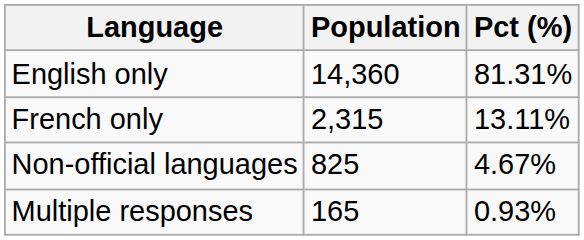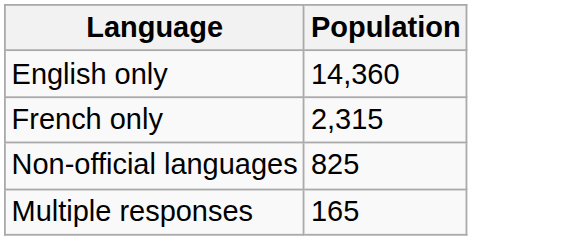- column: (523, 27)
